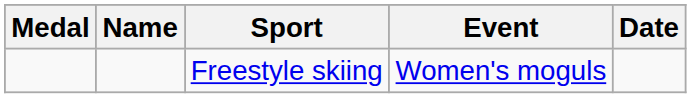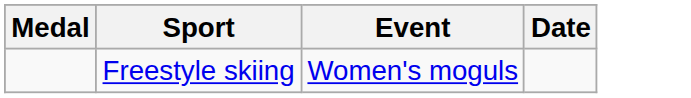- column: (140, 27)
